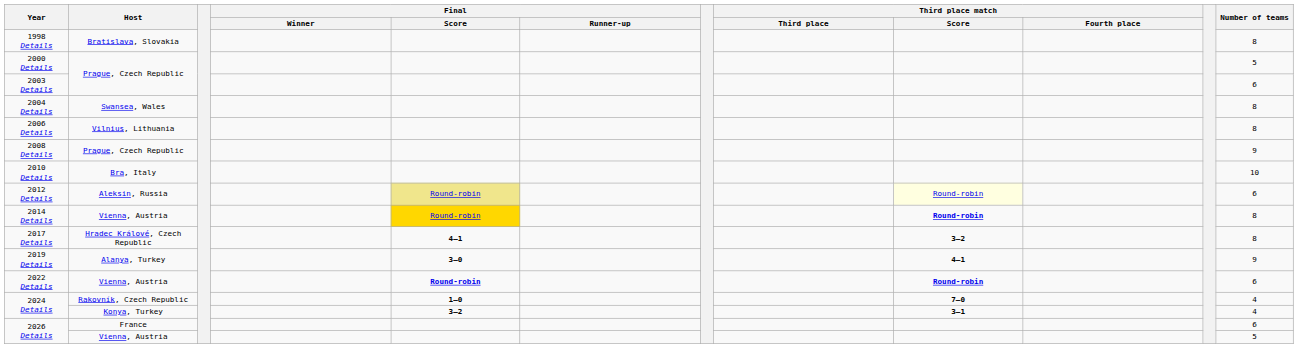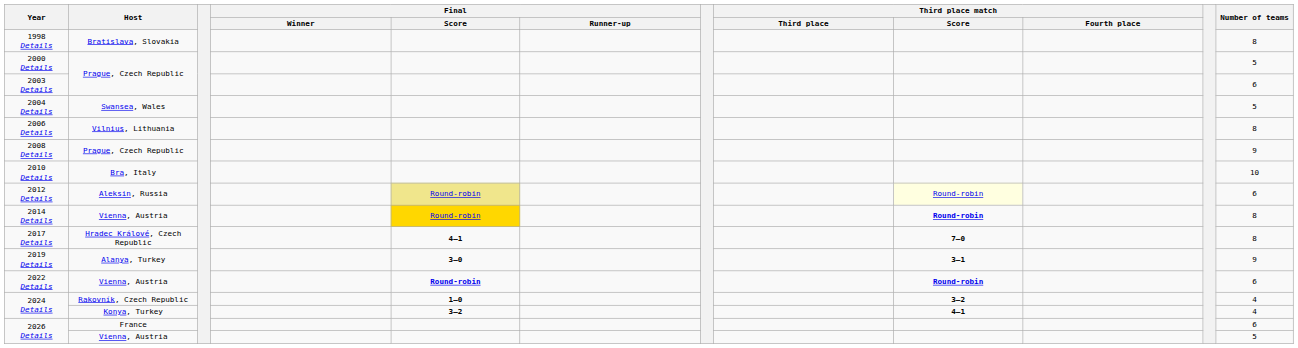(1255, 106) 8 -> (1255, 106) 5
(958, 237) 3–2 -> (958, 237) 7–0
(958, 259) 4–1 -> (958, 259) 3–1
(958, 298) 7–0 -> (958, 298) 3–2
(958, 311) 3–1 -> (958, 311) 4–1
